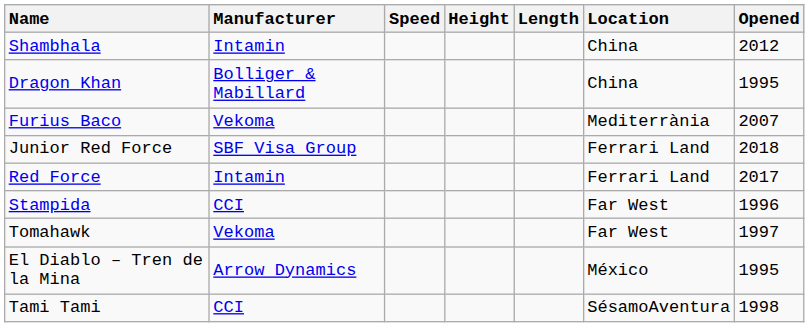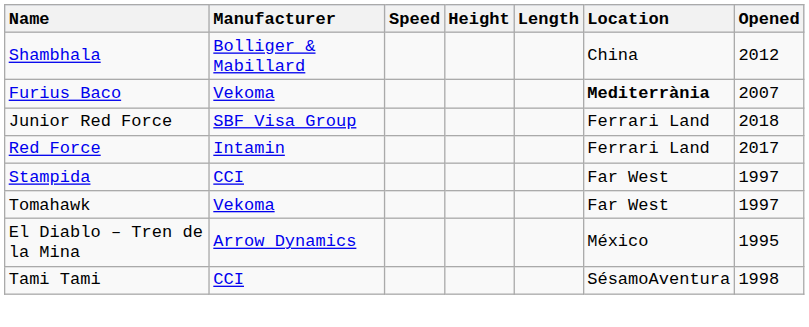(249, 46) Intamin -> (264, 56) Bolliger & Mabillard
- row: (65, 84)
(649, 121) normal -> (649, 94) bold
(759, 205) 1996 -> (759, 177) 1997
